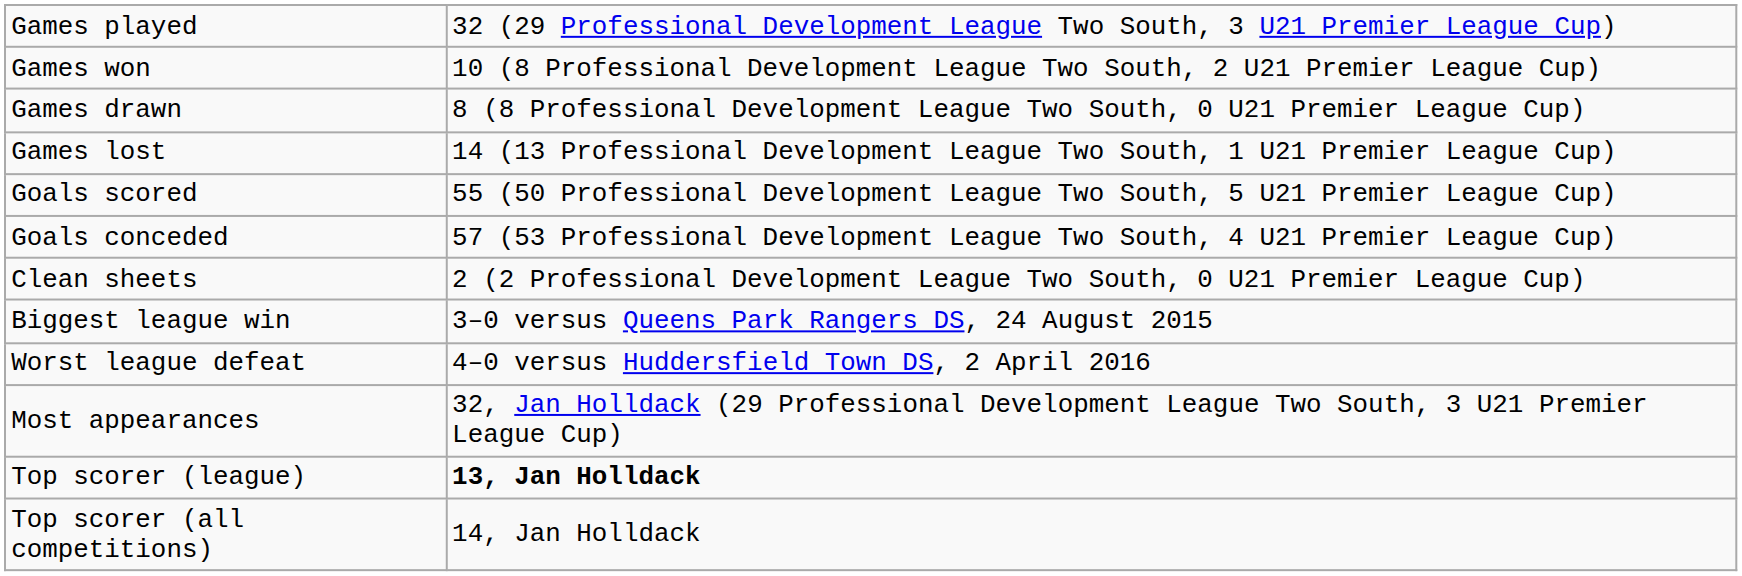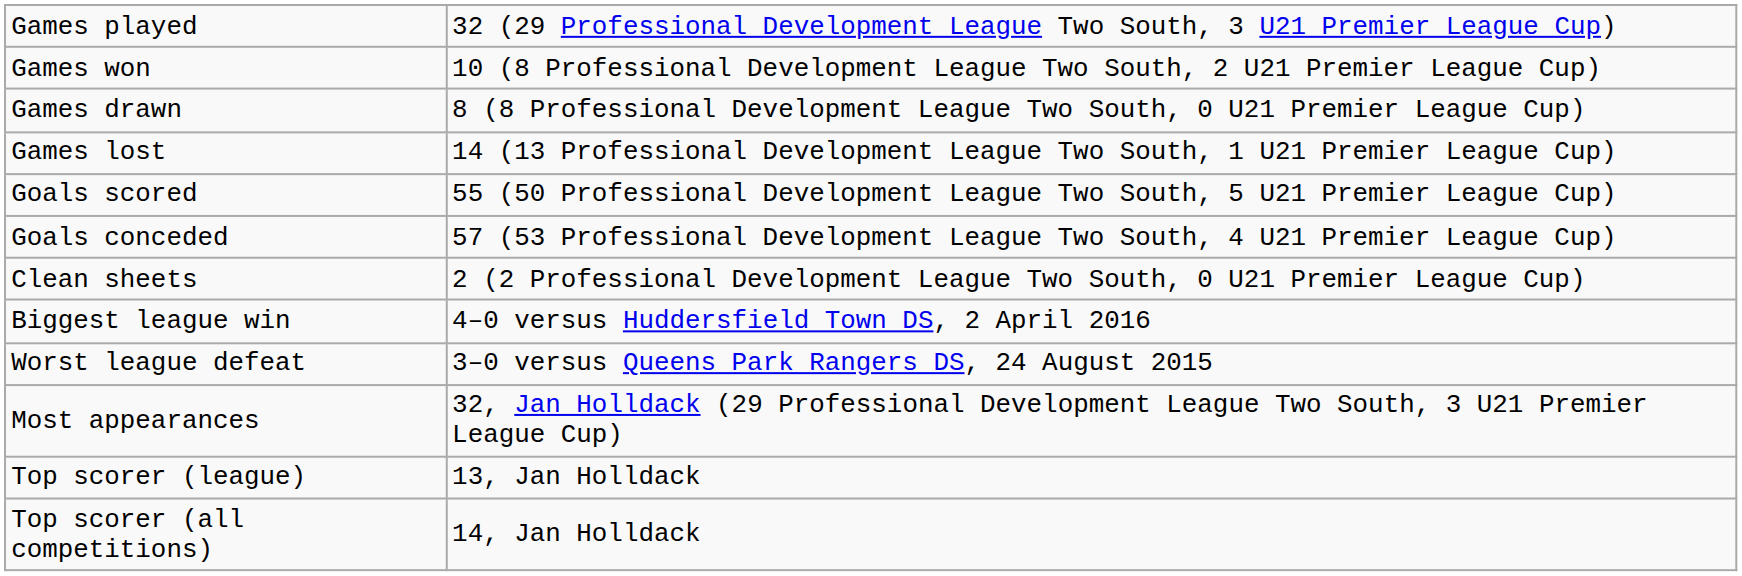(833, 321) 3–0 versus Queens Park Rangers DS, 24 August 2015 -> (801, 321) 4–0 versus Huddersfield Town DS, 2 April 2016
(801, 363) 4–0 versus Huddersfield Town DS, 2 April 2016 -> (833, 363) 3–0 versus Queens Park Rangers DS, 24 August 2015
(576, 478) bold -> (576, 478) normal
